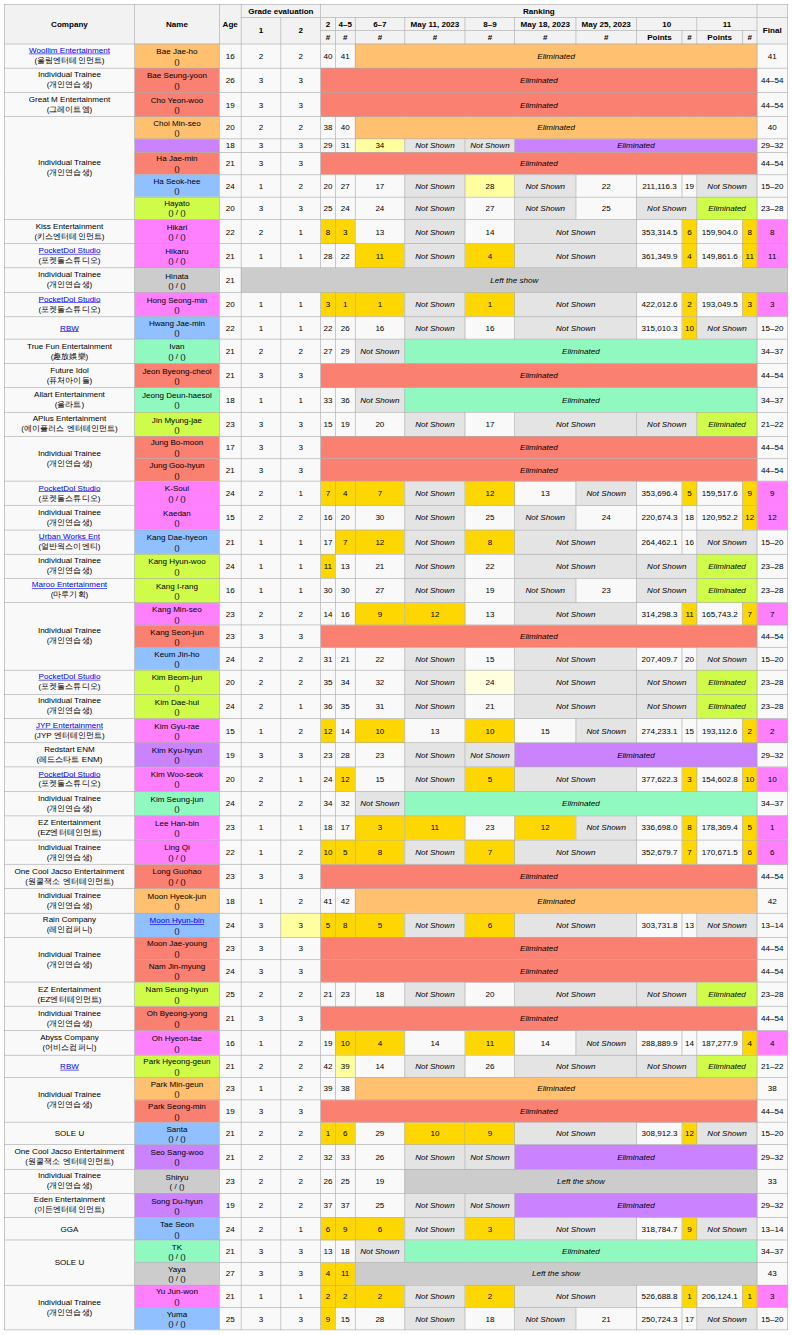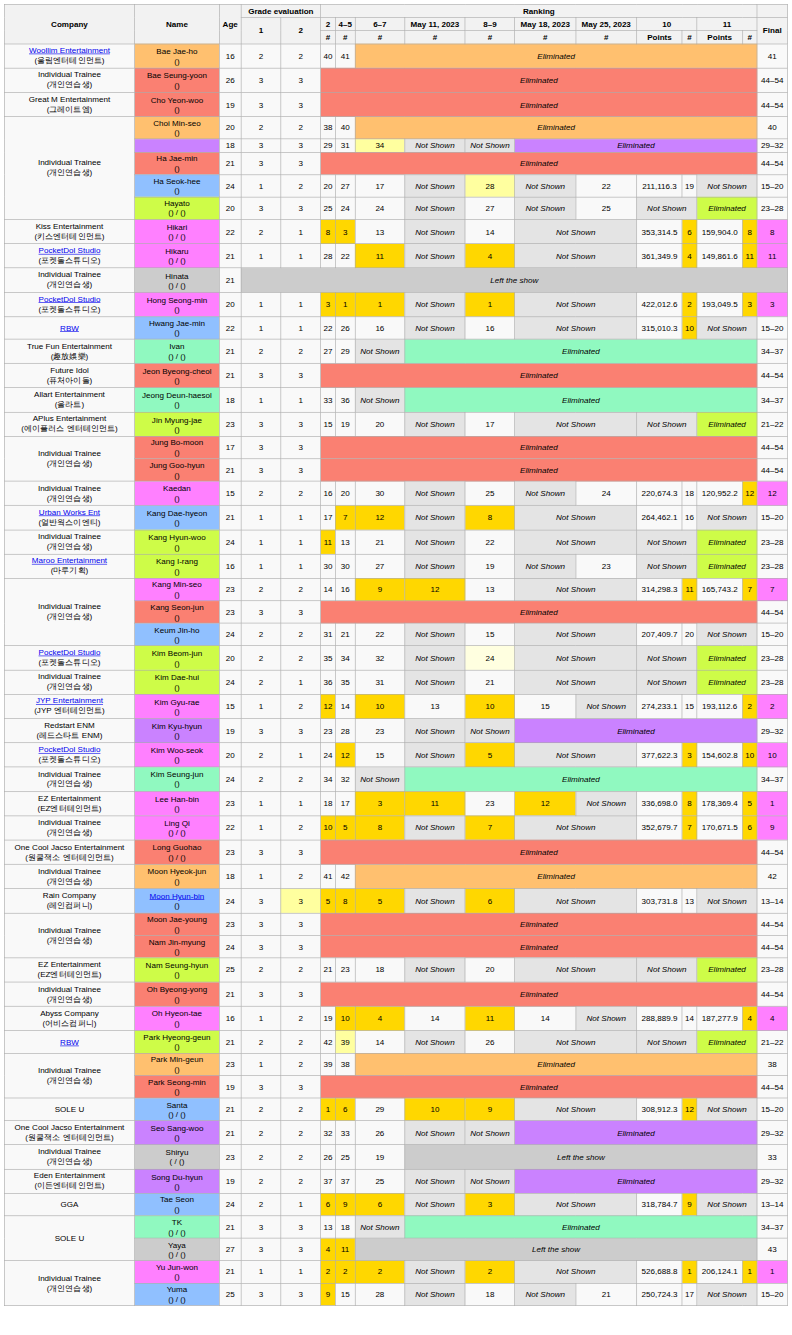- row: (177, 493)
(772, 852) 6 -> (772, 828) 9
(772, 1296) 3 -> (772, 1272) 1
